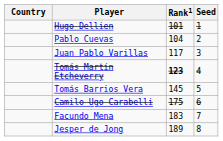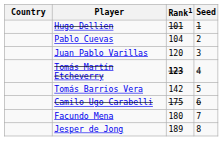(176, 53) 117 -> (176, 53) 120
(176, 89) 145 -> (176, 89) 142
(176, 116) 183 -> (176, 116) 180
